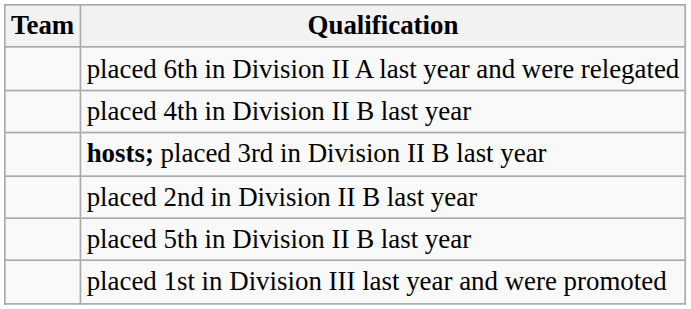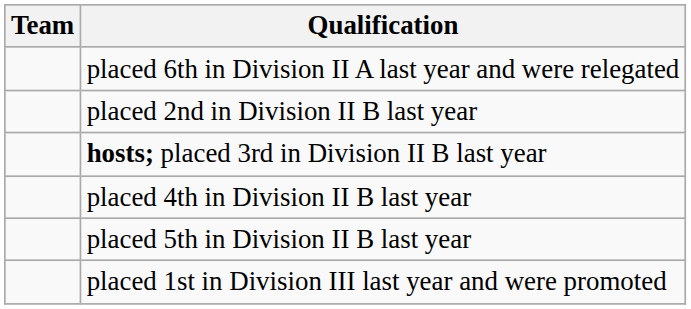rows swapped: (282, 196) <-> (279, 111)
